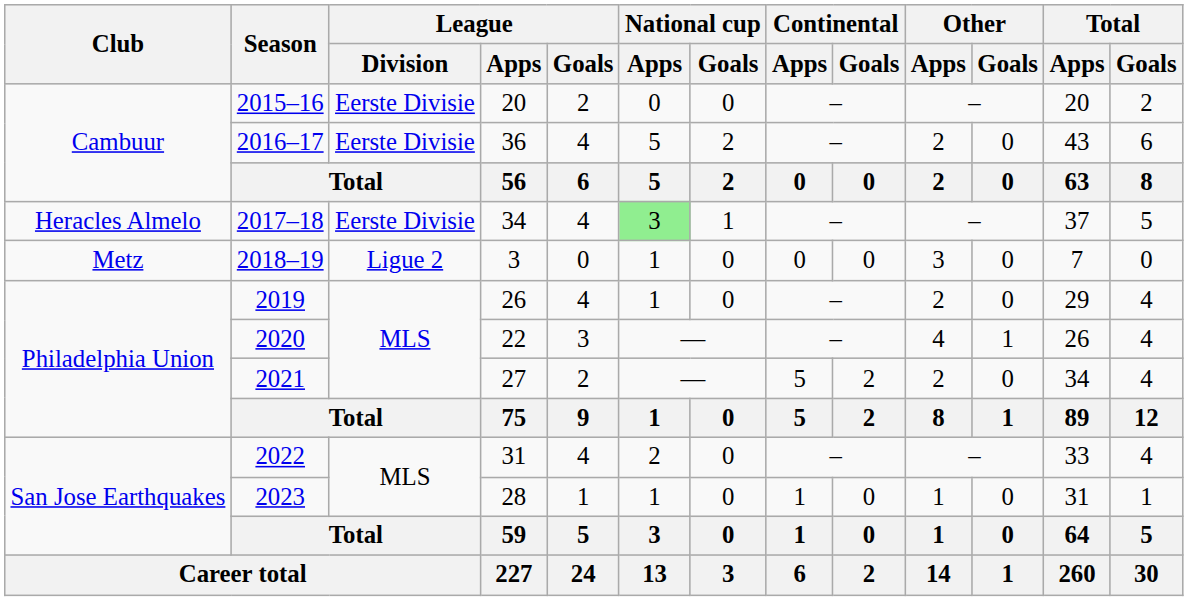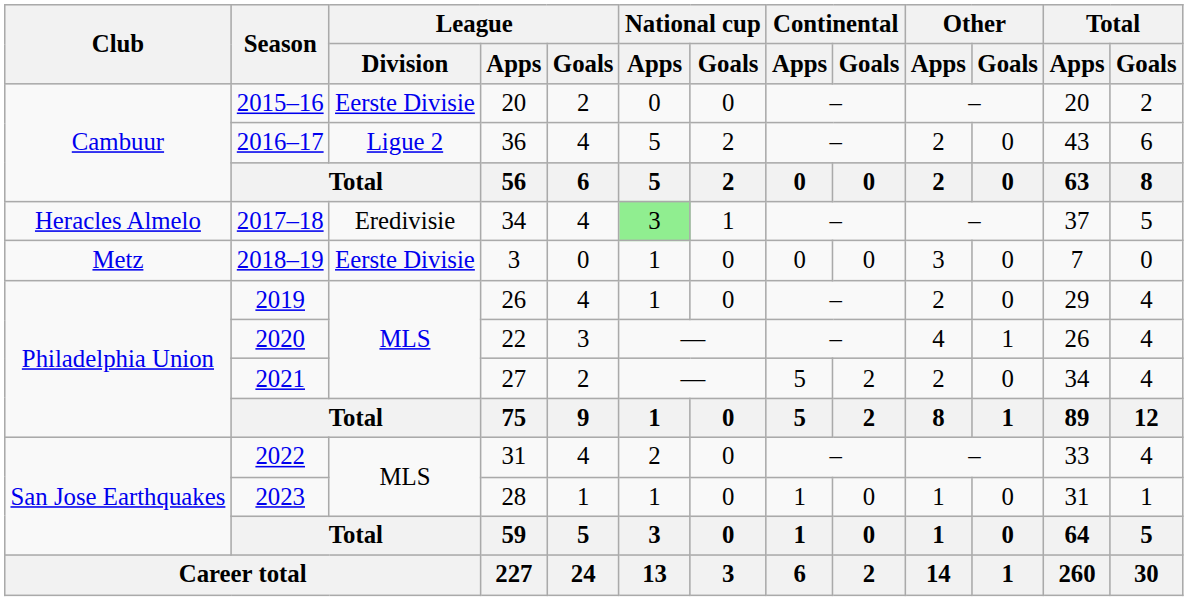(405, 142) Eerste Divisie -> (405, 142) Ligue 2
(405, 220) Eerste Divisie -> (405, 220) Eredivisie
(405, 260) Ligue 2 -> (405, 260) Eerste Divisie
